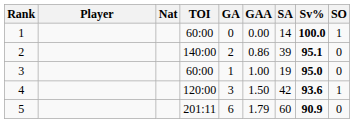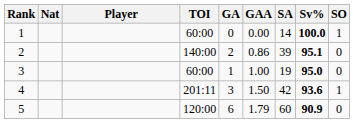columns swapped: (168, 14) <-> (97, 14)
(200, 90) 120:00 -> (200, 90) 201:11
(200, 109) 201:11 -> (200, 109) 120:00
